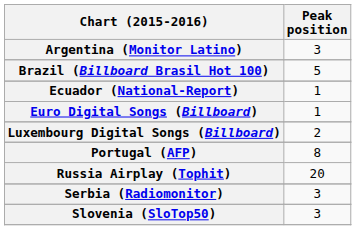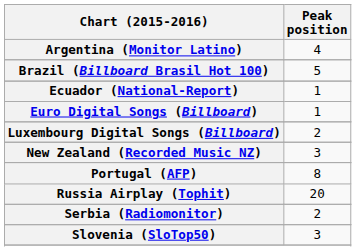(317, 50) 3 -> (317, 50) 4
+ row: (144, 153)
(317, 194) 3 -> (317, 214) 2
